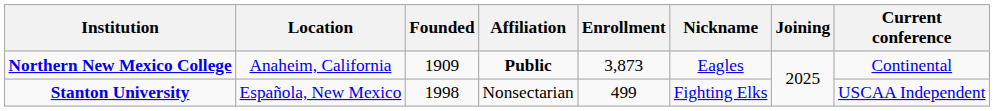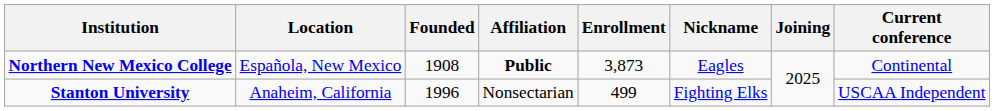(320, 65) Anaheim, California -> (320, 65) Española, New Mexico
(442, 65) 1909 -> (442, 65) 1908
(320, 92) Española, New Mexico -> (320, 92) Anaheim, California
(442, 92) 1998 -> (442, 92) 1996
